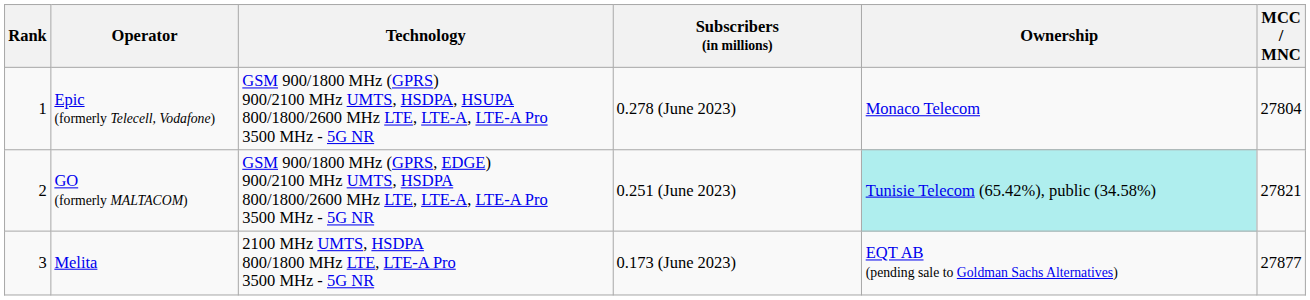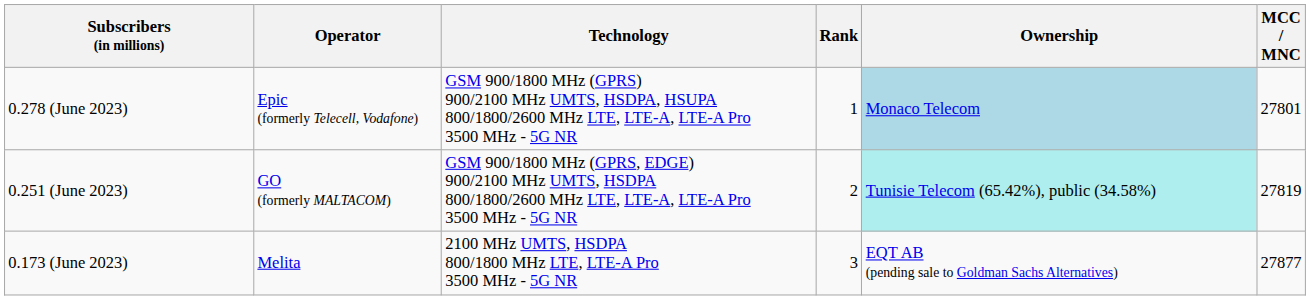columns swapped: (28, 36) <-> (737, 36)
(923, 108) no background -> (923, 108) lightblue background
(1281, 108) 27804 -> (1281, 108) 27801
(1281, 190) 27821 -> (1281, 190) 27819
